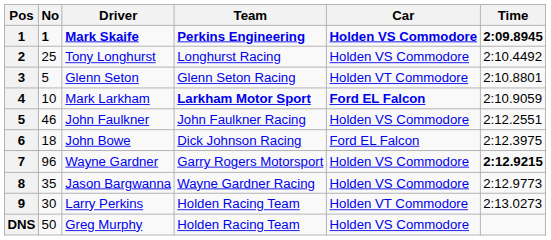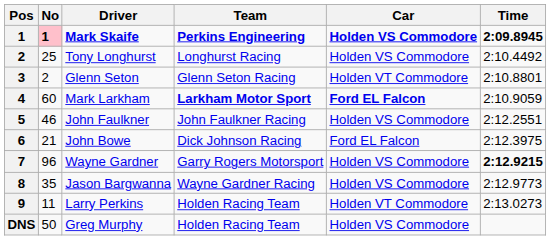(45, 36) no background -> (45, 36) pink background
(45, 78) 5 -> (45, 78) 2
(49, 99) 10 -> (49, 99) 60
(49, 141) 18 -> (49, 141) 21
(49, 203) 30 -> (48, 203) 11
